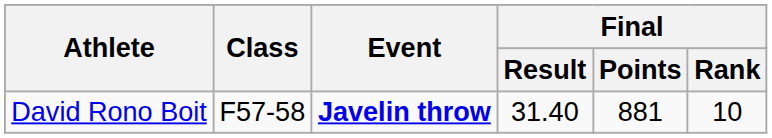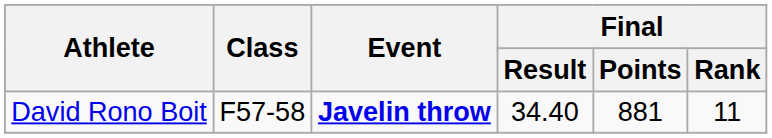(545, 112) 31.40 -> (545, 112) 34.40
(727, 112) 10 -> (727, 112) 11
